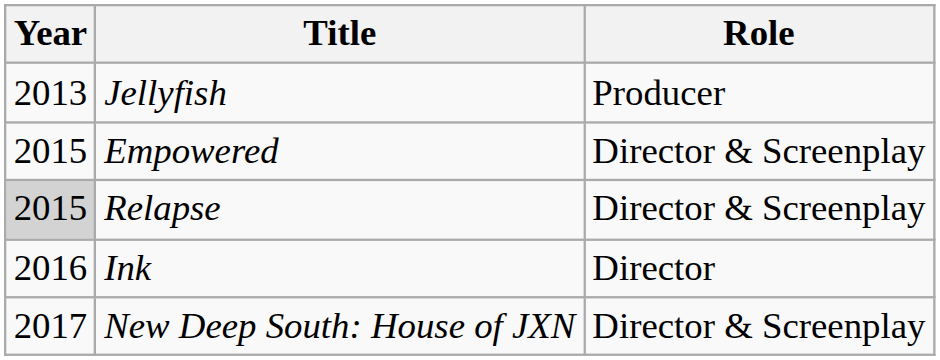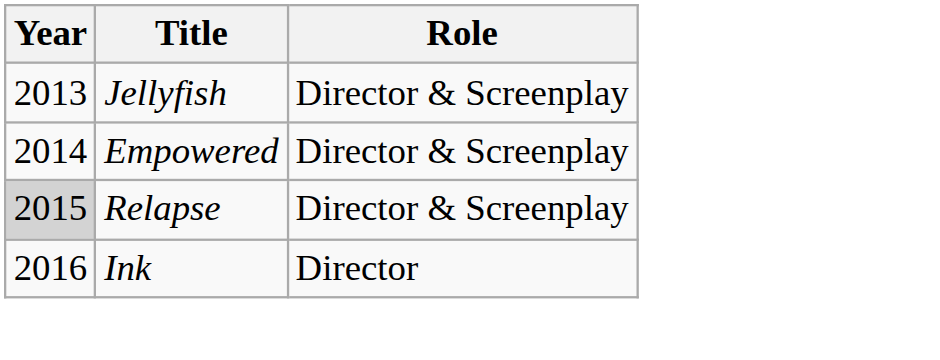(659, 92) Producer -> (462, 92) Director & Screenplay
(50, 150) 2015 -> (50, 150) 2014
- row: (340, 325)
